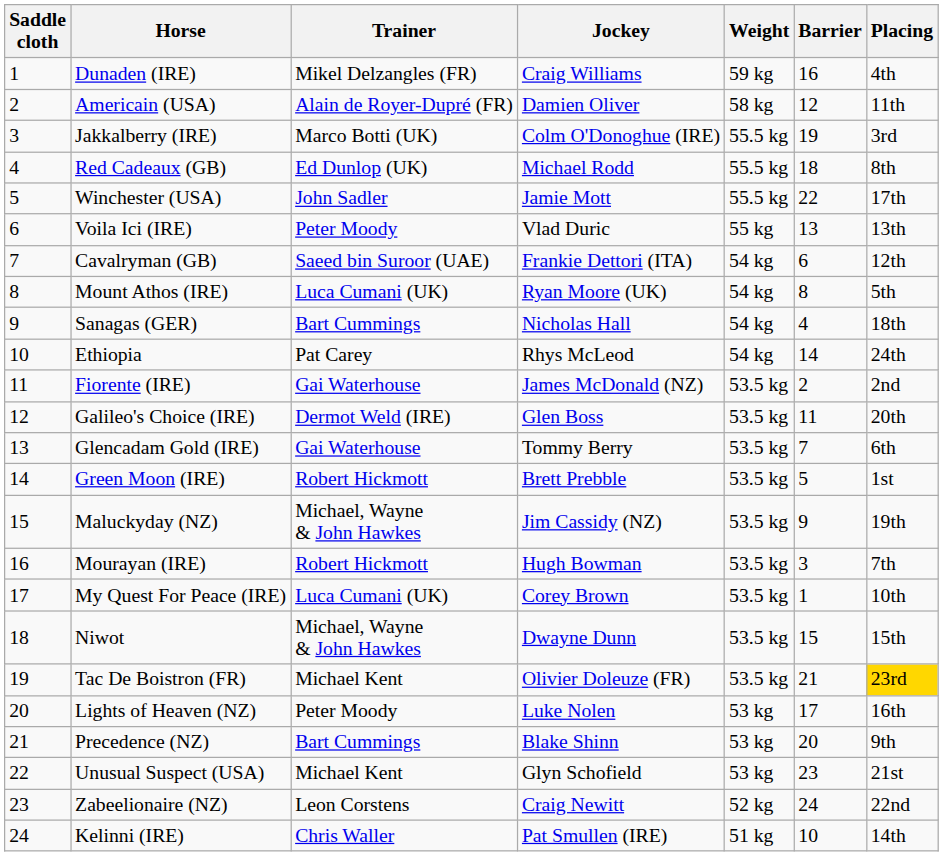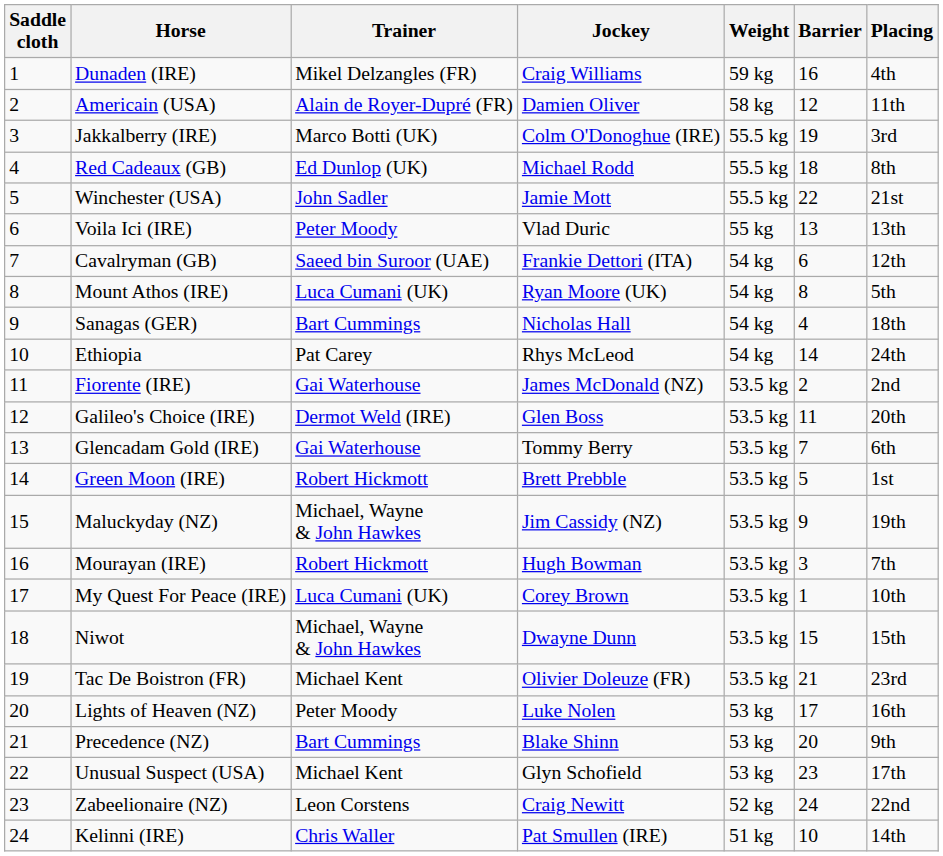(888, 198) 17th -> (887, 198) 21st
(889, 679) gold background -> (889, 679) no background
(887, 773) 21st -> (888, 773) 17th
